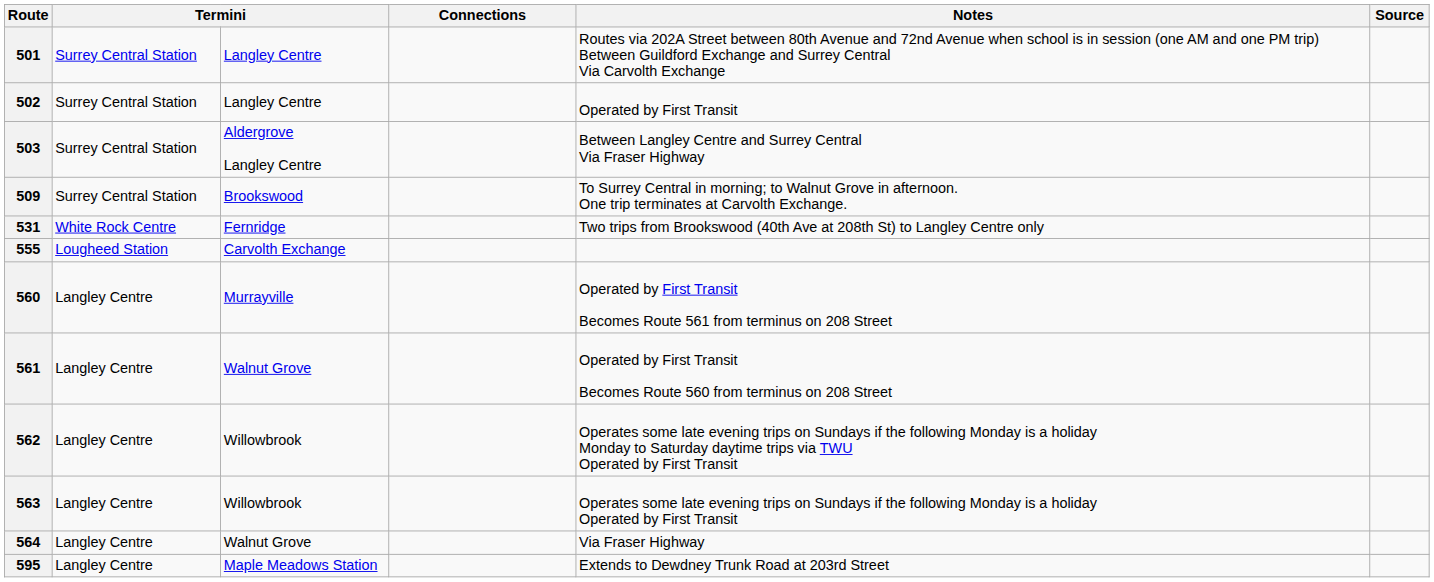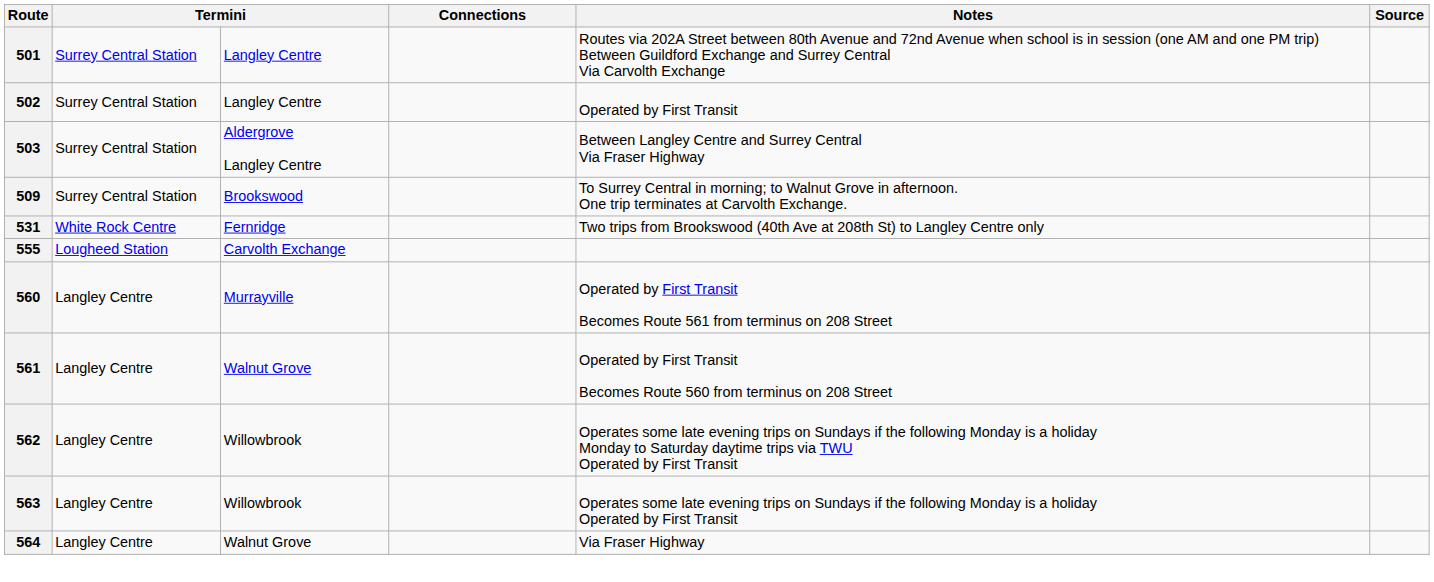- row: (28, 565)
